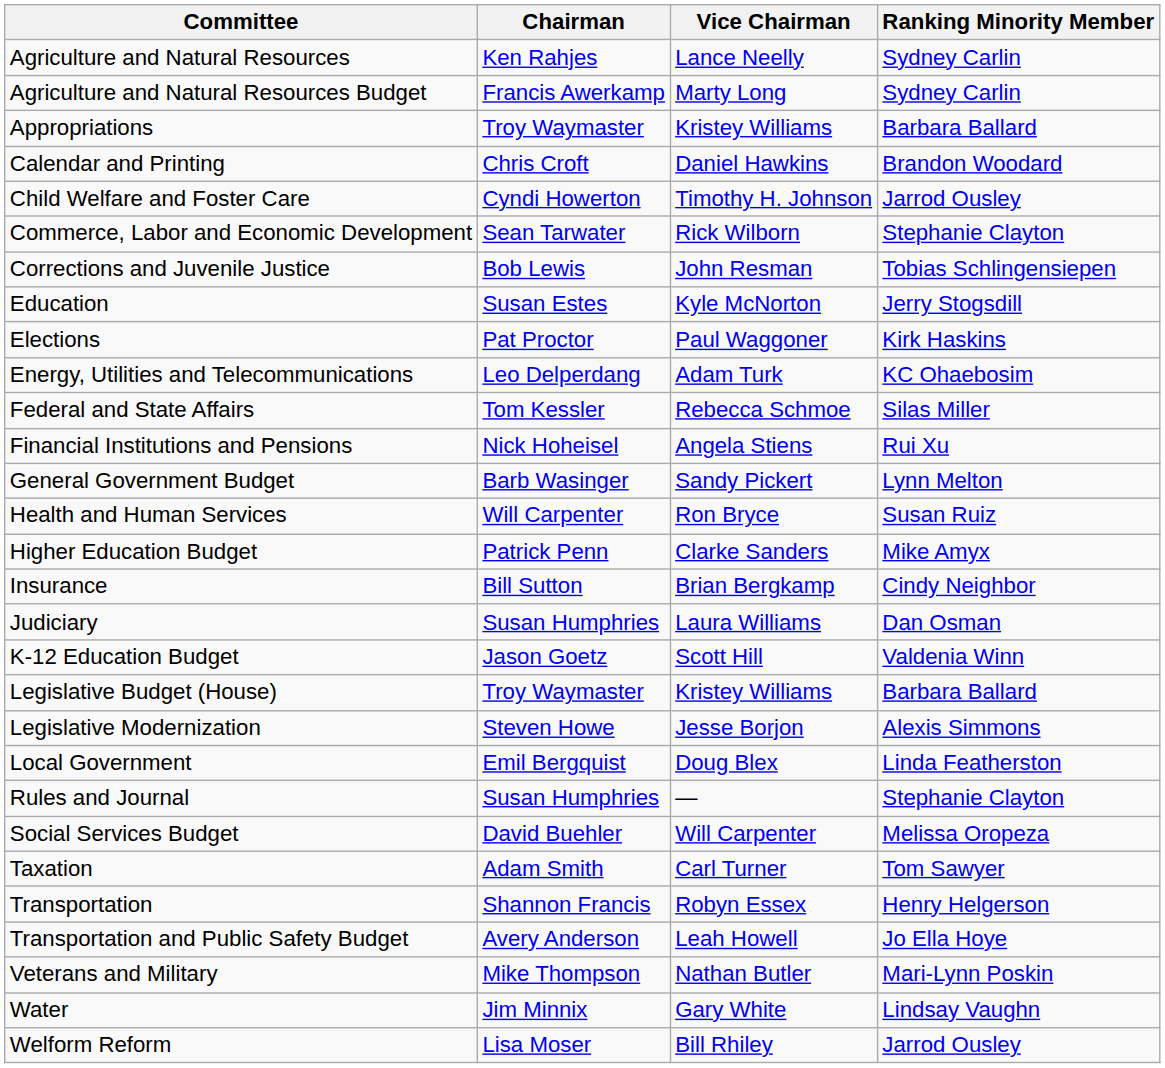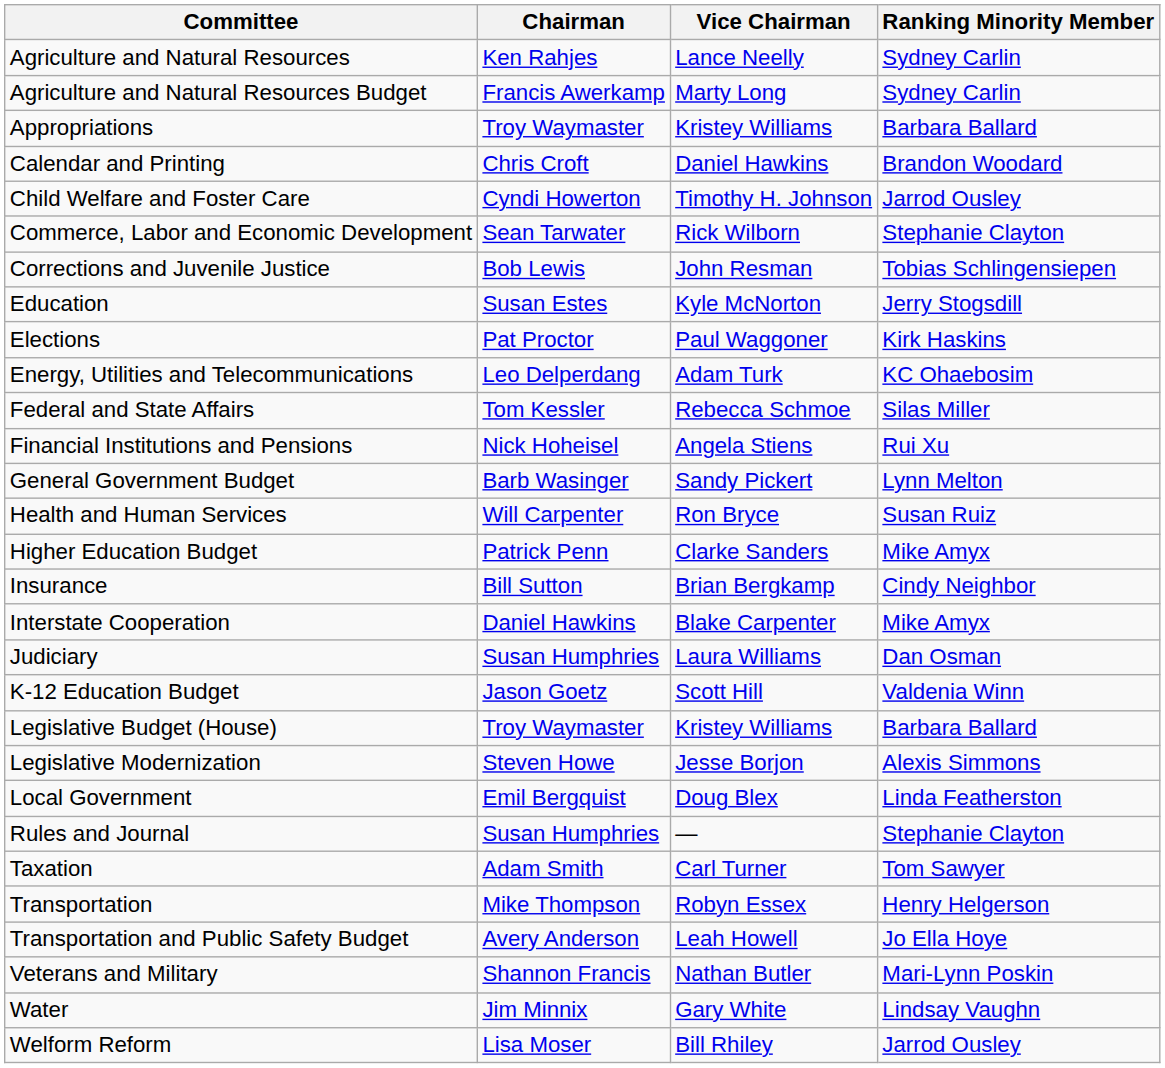+ row: (120, 621)
- row: (124, 833)
(566, 903) Shannon Francis -> (561, 903) Mike Thompson
(561, 974) Mike Thompson -> (566, 974) Shannon Francis
